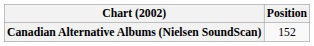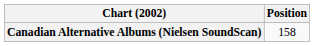(287, 32) 152 -> (287, 32) 158
